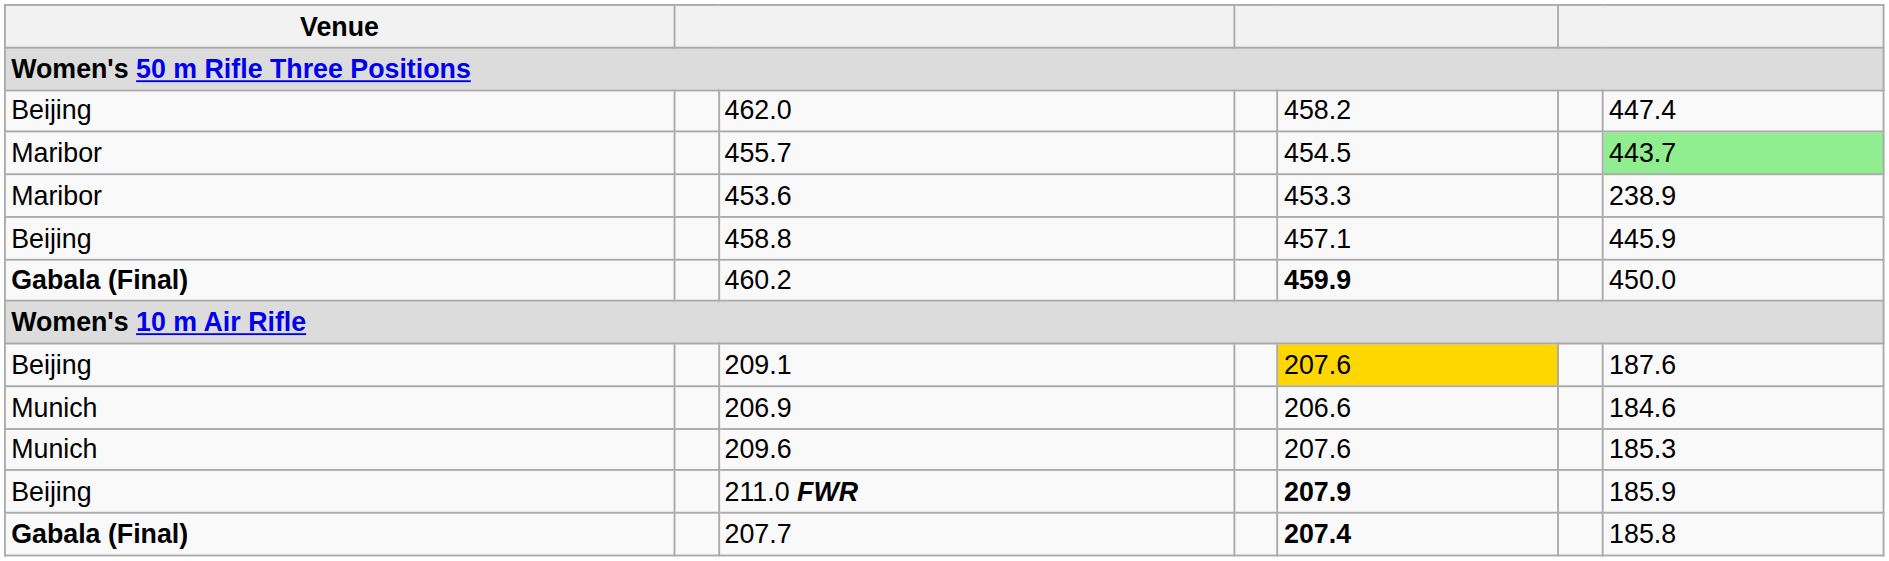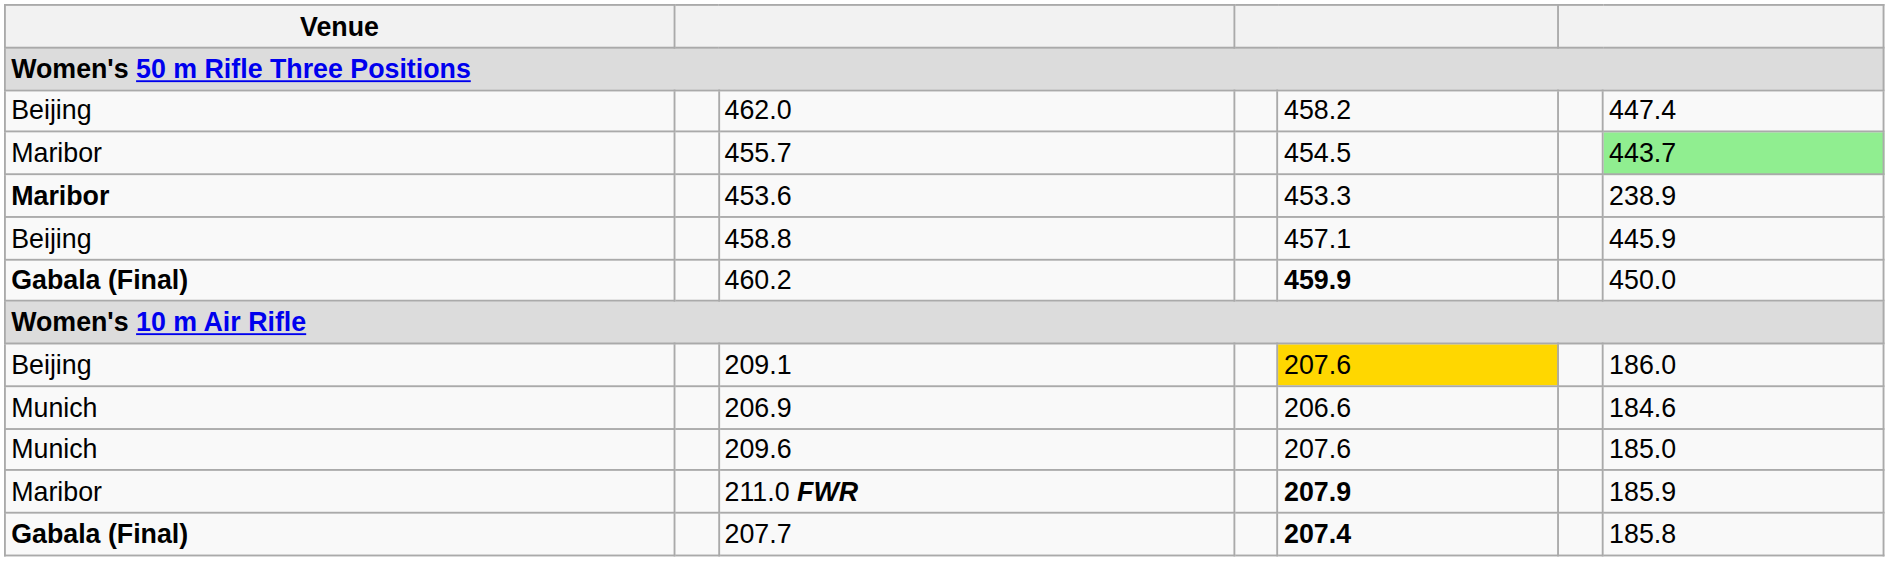(57, 196) normal -> (60, 196) bold
(1643, 365) 187.6 -> (1643, 365) 186.0
(1643, 450) 185.3 -> (1643, 450) 185.0
(51, 492) Beijing -> (57, 492) Maribor
